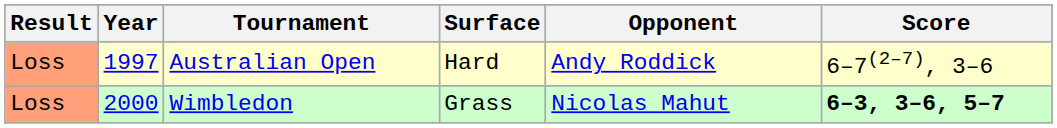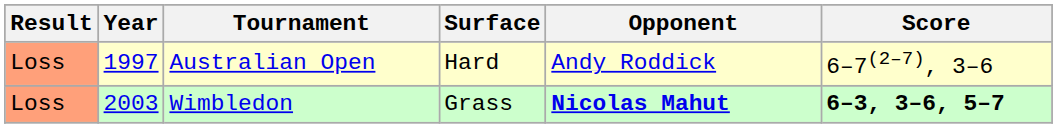(131, 104) 2000 -> (131, 104) 2003
(641, 104) normal -> (641, 104) bold
